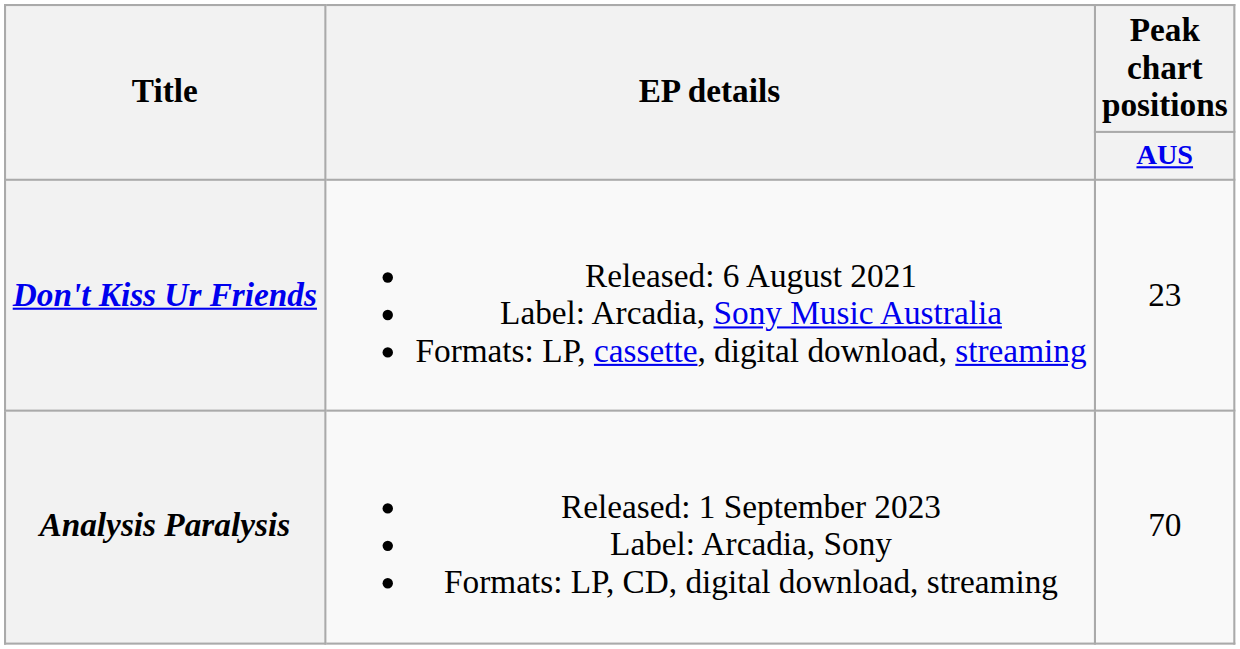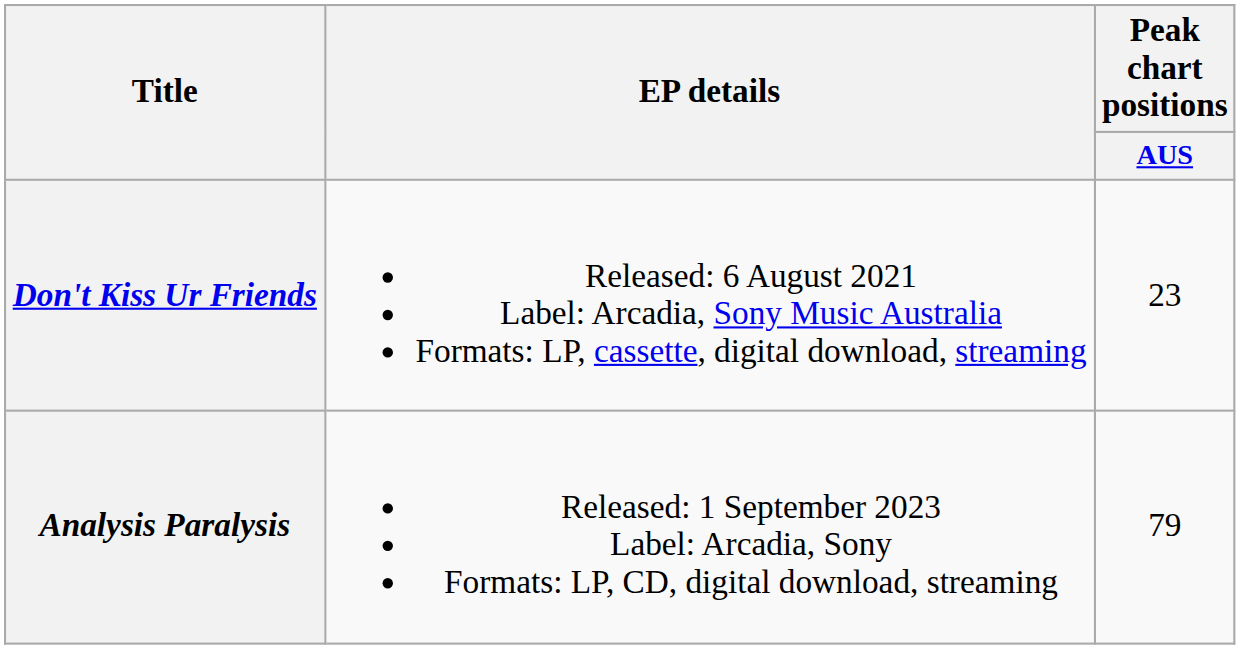(1165, 526) 70 -> (1165, 526) 79
